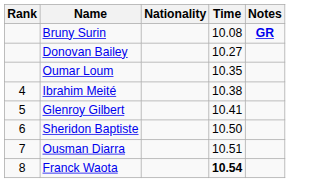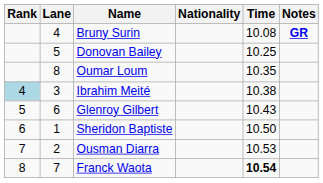+ column: (57, 14)
(227, 52) 10.27 -> (261, 52) 10.25
(22, 91) no background -> (22, 91) lightblue background
(227, 110) 10.41 -> (261, 110) 10.43
(227, 149) 10.51 -> (261, 149) 10.53
